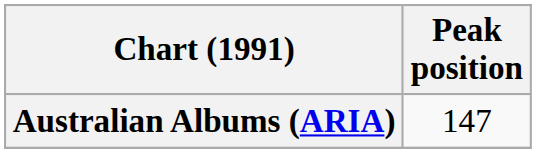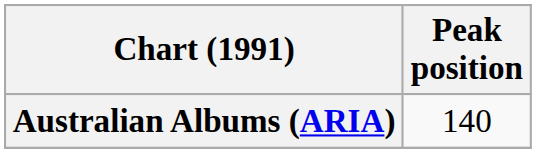(467, 120) 147 -> (467, 120) 140
